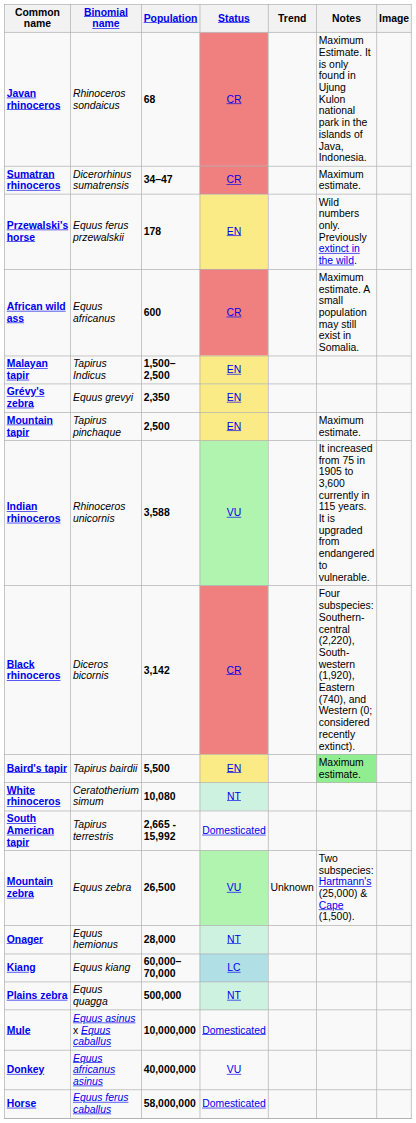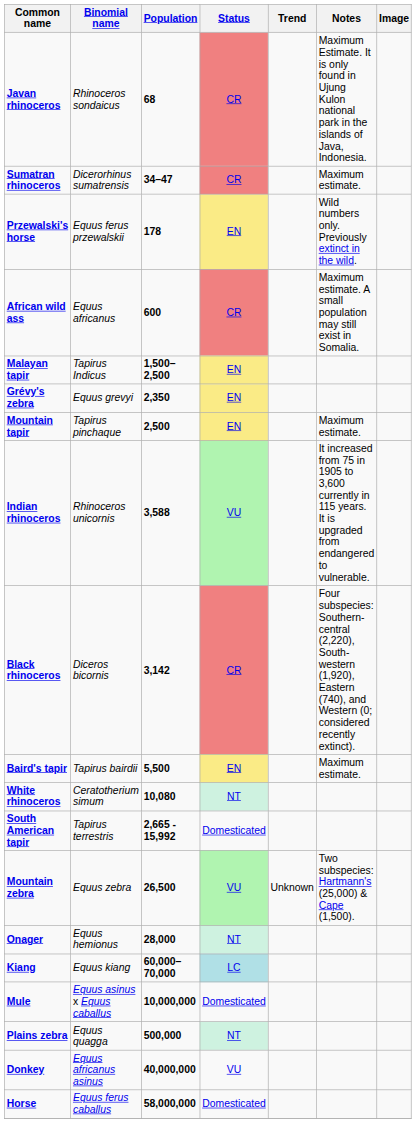(341, 768) lightgreen background -> (341, 768) no background
rows swapped: (37, 996) <-> (19, 1030)
